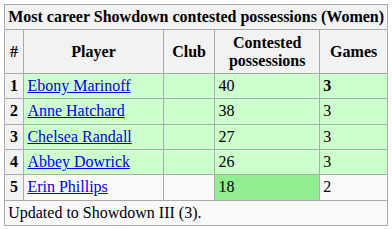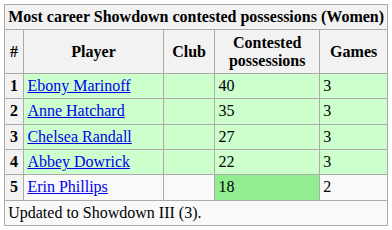(327, 85) bold -> (327, 85) normal
(227, 111) 38 -> (227, 111) 35
(227, 162) 26 -> (227, 162) 22
